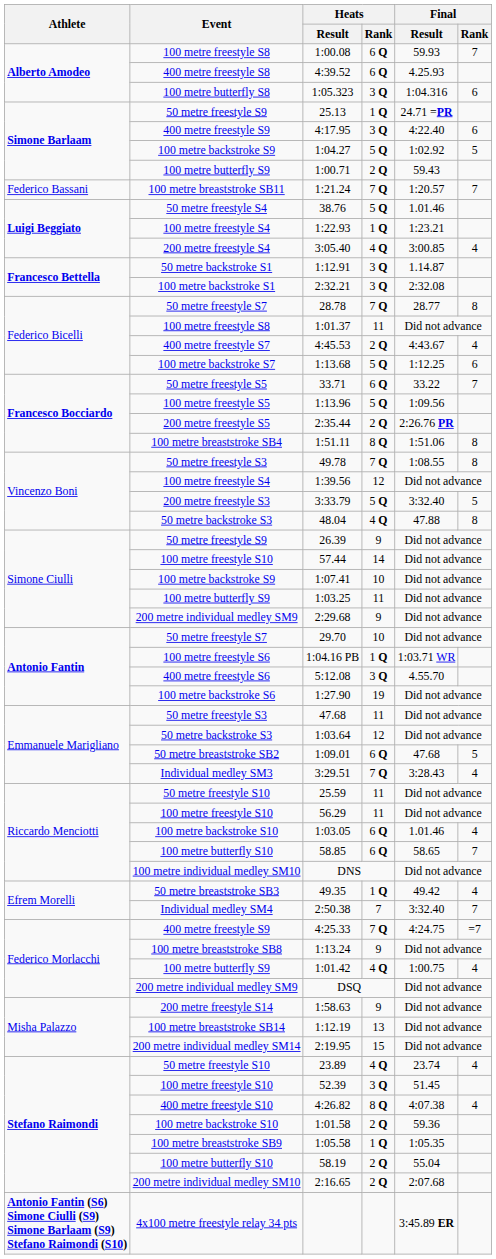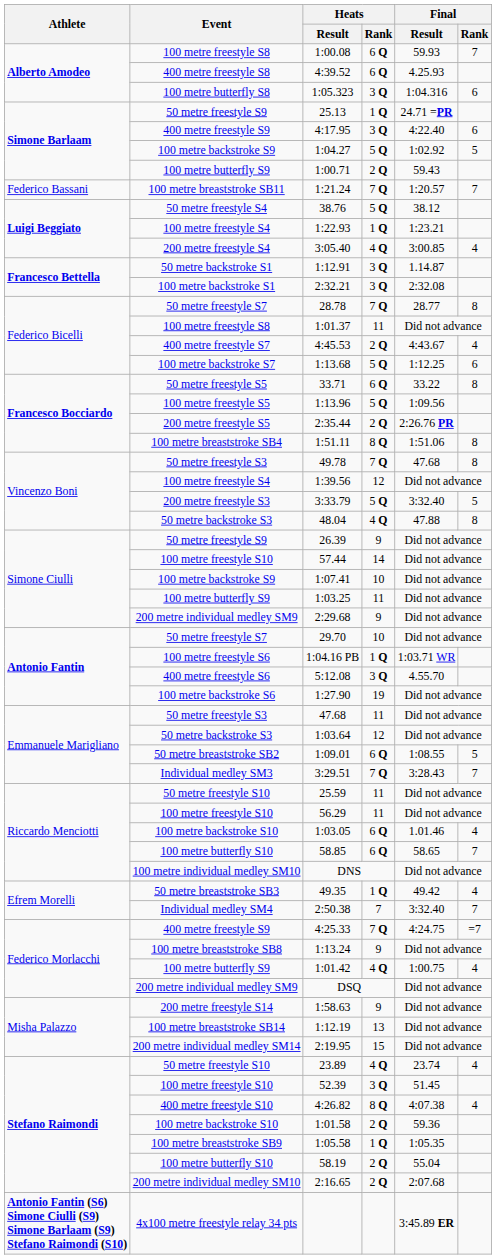(427, 209) 1.01.46 -> (427, 209) 38.12
(475, 384) 7 -> (475, 384) 8
(427, 462) 1:08.55 -> (427, 462) 47.68
(427, 754) 47.68 -> (427, 754) 1:08.55
(475, 774) 4 -> (475, 774) 7
